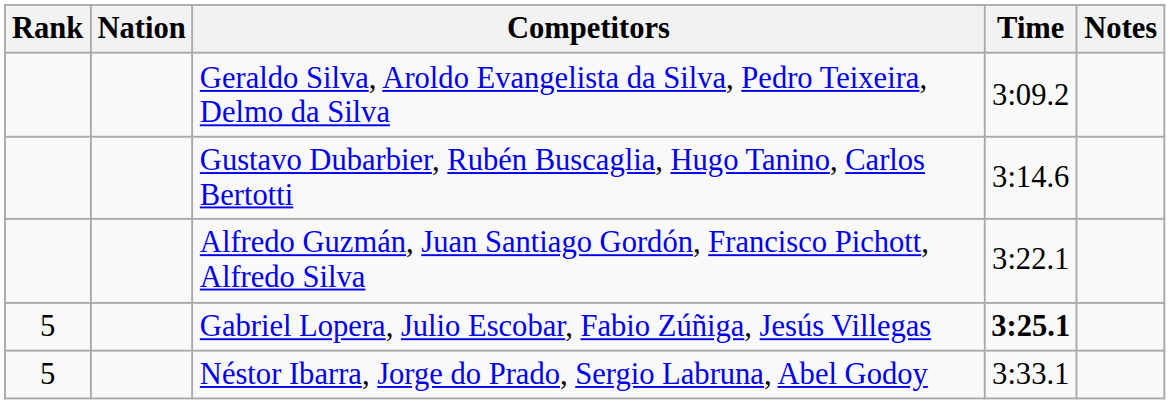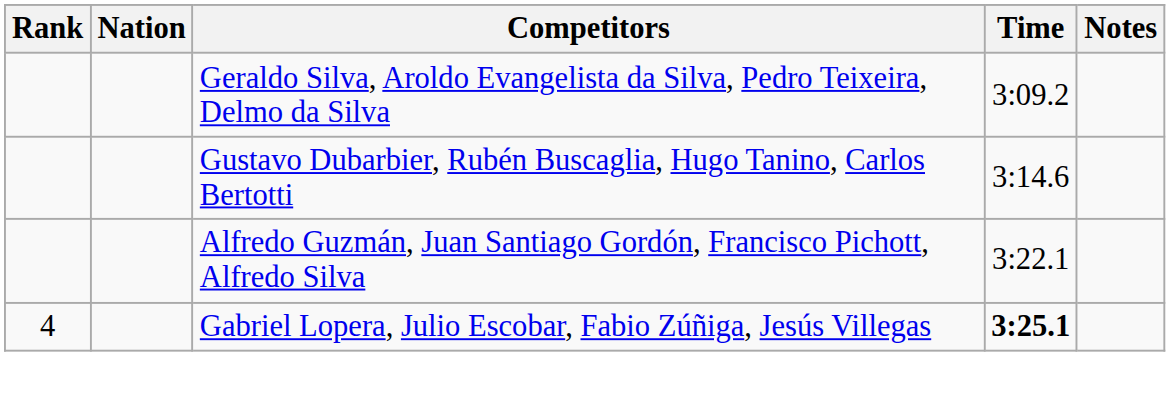(48, 325) 5 -> (48, 325) 4
- row: (564, 374)
